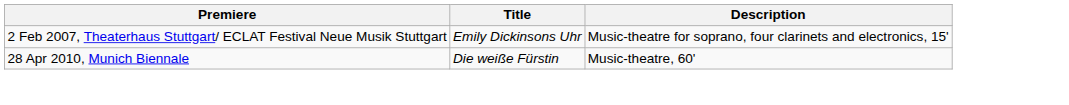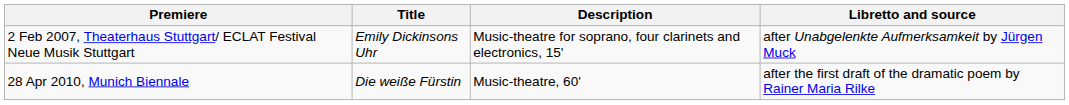+ column: (912, 15)
